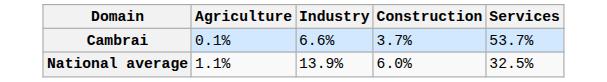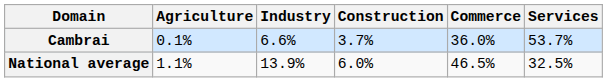+ column: (486, 17)
